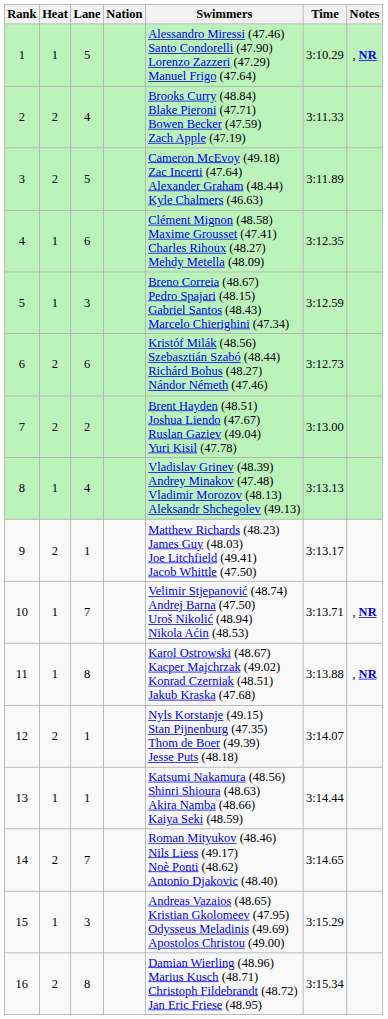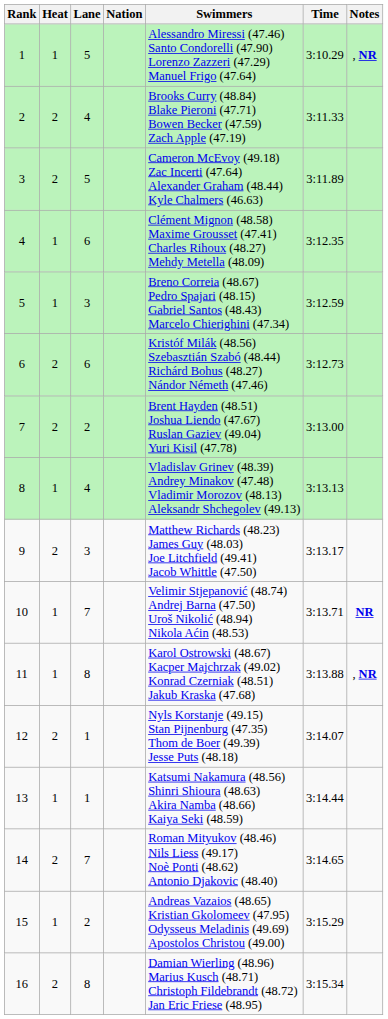(87, 550) 1 -> (87, 550) 3
(365, 612) , NR -> (365, 612) NR
(87, 922) 3 -> (87, 922) 2
